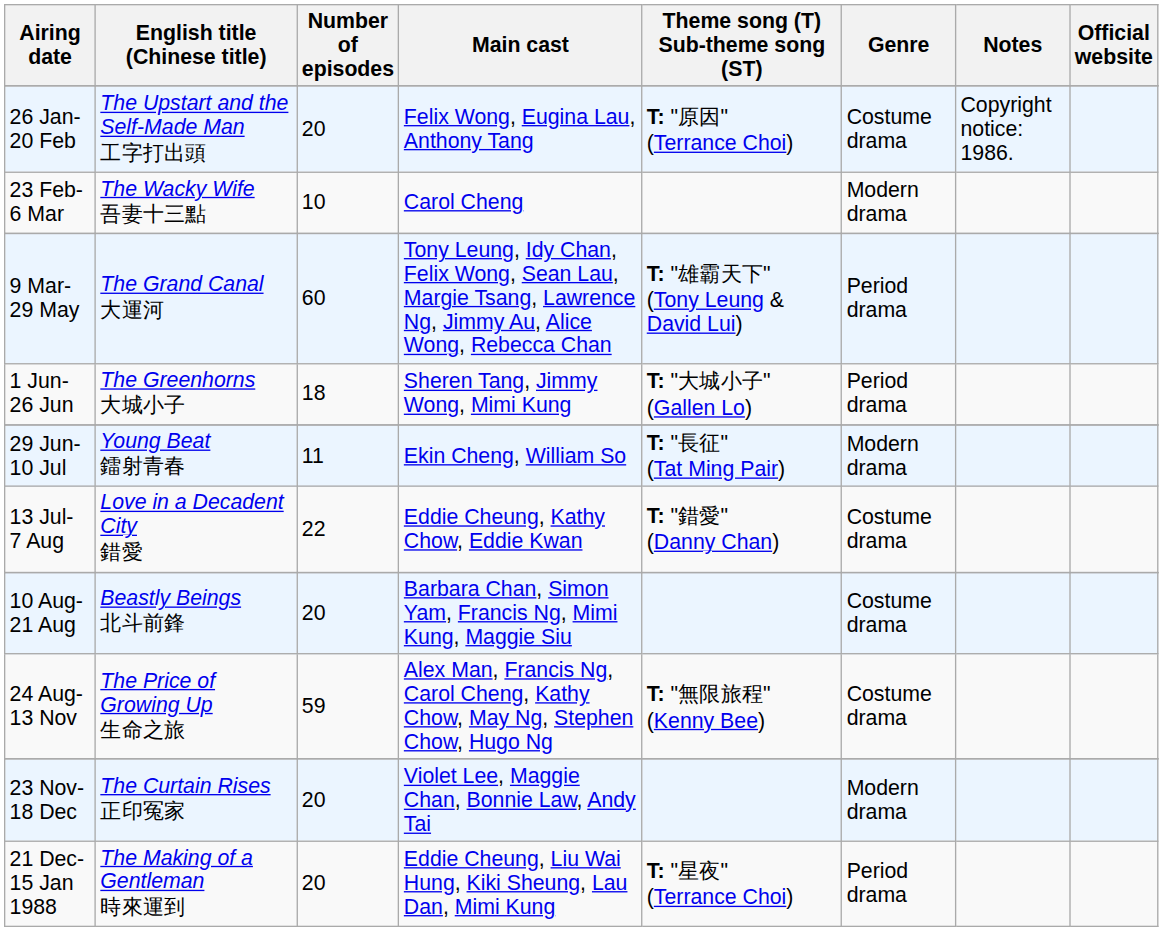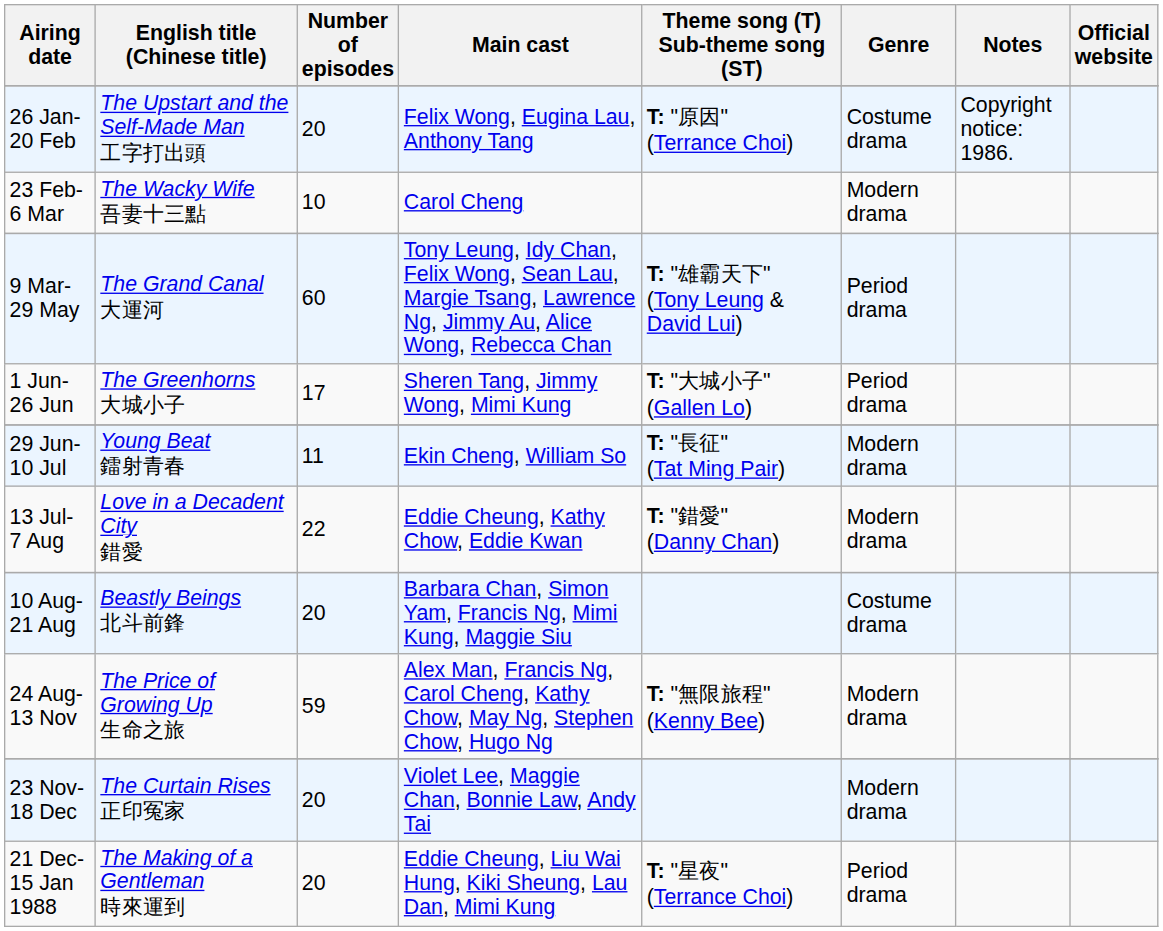(314, 393) 18 -> (314, 393) 17
(889, 529) Costume drama -> (883, 529) Modern drama
(889, 706) Costume drama -> (883, 706) Modern drama
